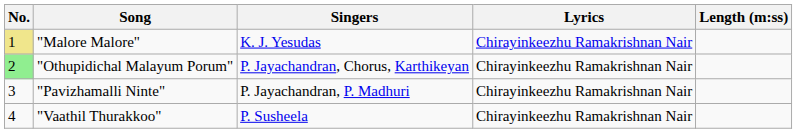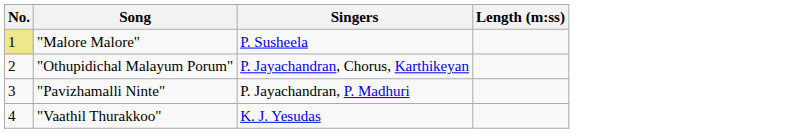- column: (584, 17)
(280, 41) K. J. Yesudas -> (274, 41) P. Susheela
(12, 66) lightgreen background -> (12, 66) no background
(274, 116) P. Susheela -> (280, 116) K. J. Yesudas
